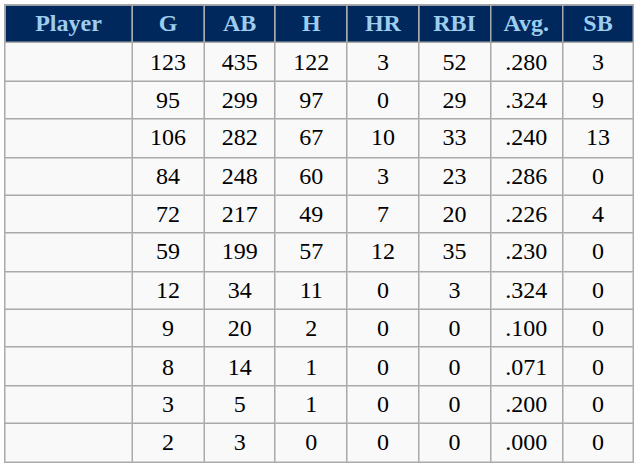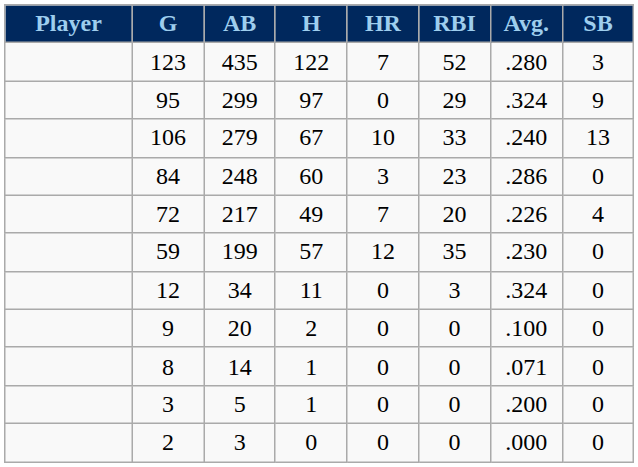(383, 61) 3 -> (383, 61) 7
(240, 137) 282 -> (240, 137) 279
